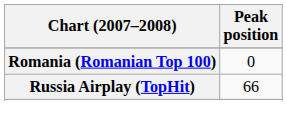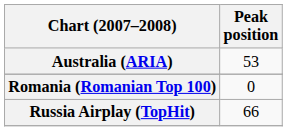+ row: (112, 61)
